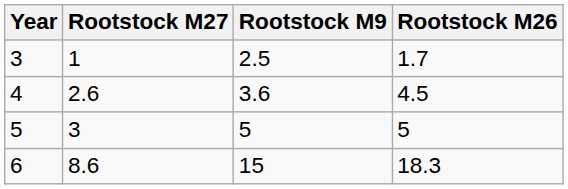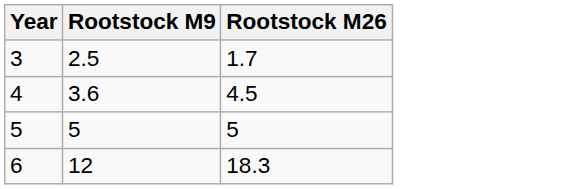- column: (148, 22)
(251, 165) 15 -> (81, 165) 12
